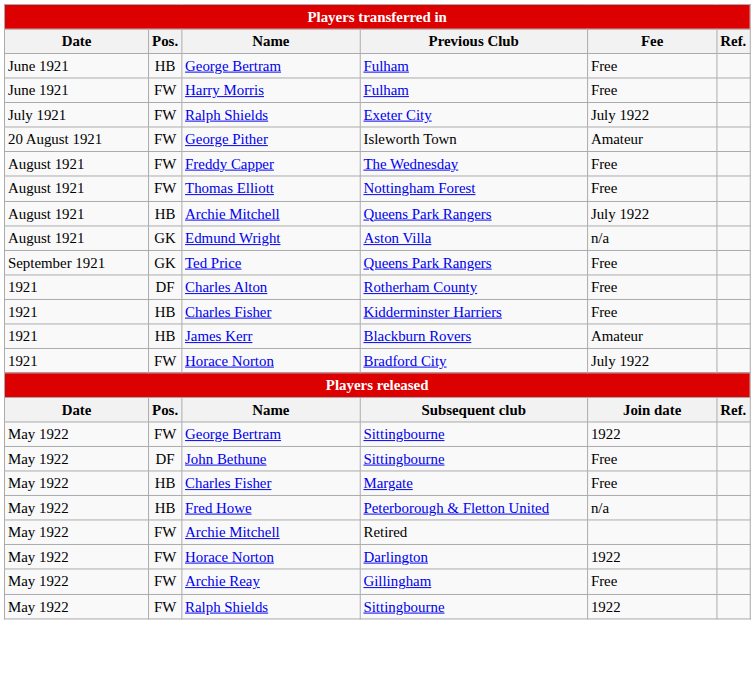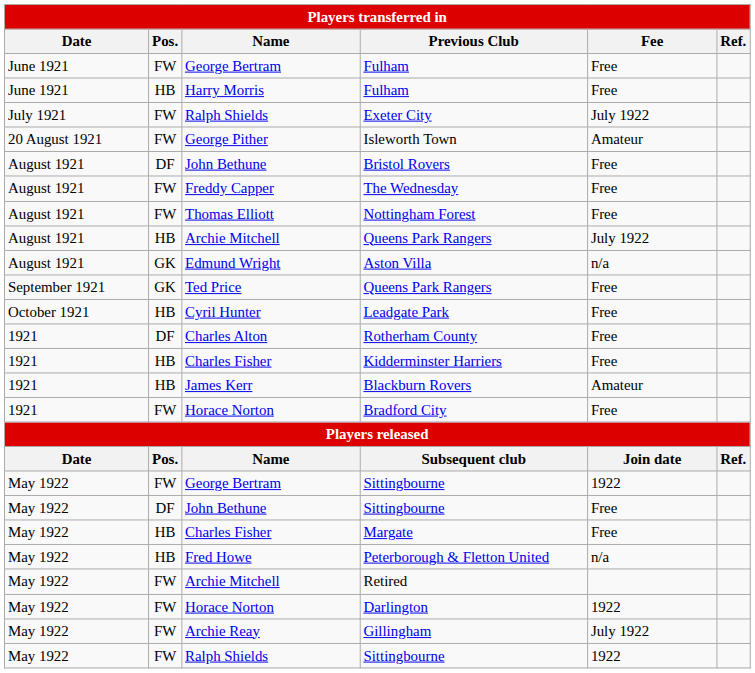(165, 66) HB -> (165, 66) FW
(165, 90) FW -> (165, 90) HB
+ row: (226, 164)
+ row: (223, 311)
(620, 360) July 1922 -> (604, 409) Free
(604, 581) Free -> (620, 630) July 1922
